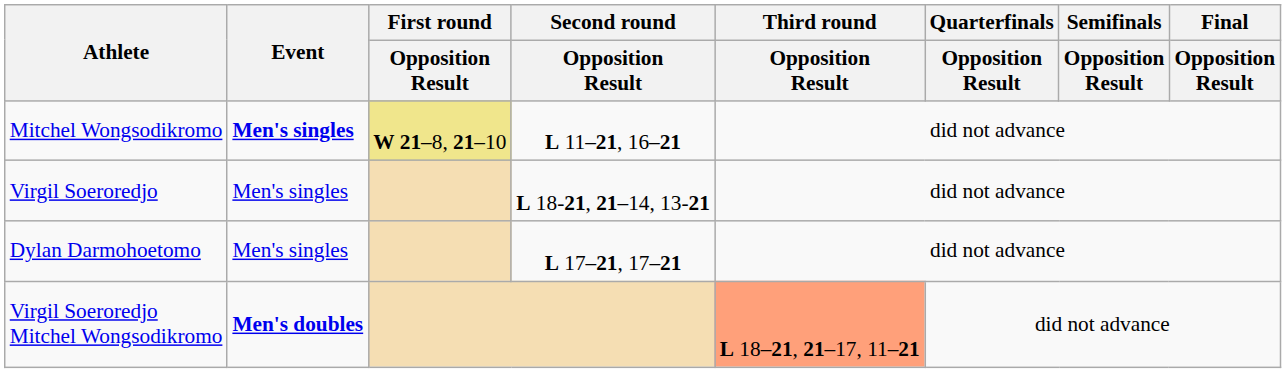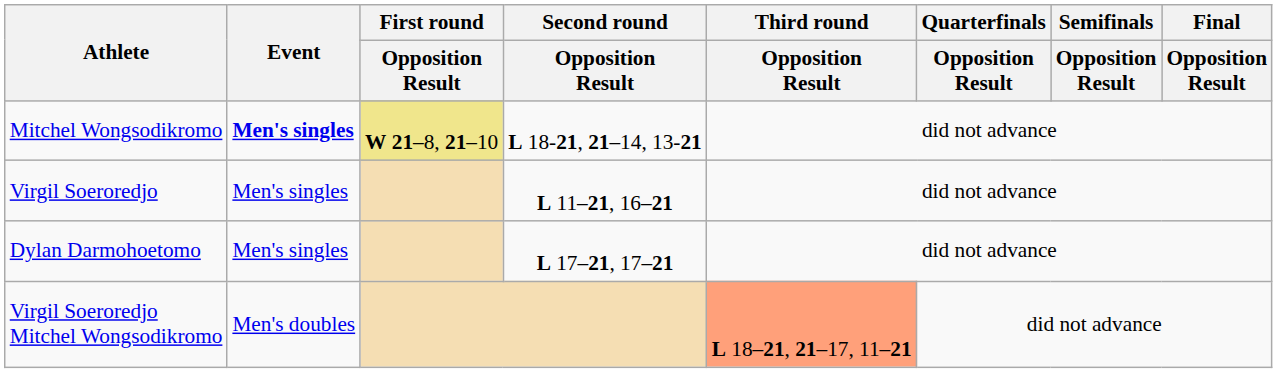(613, 143) L 11–21, 16–21 -> (605, 143) L 18-21, 21–14, 13-21
(613, 203) L 18-21, 21–14, 13-21 -> (605, 203) L 11–21, 16–21
(298, 324) bold -> (294, 324) normal
